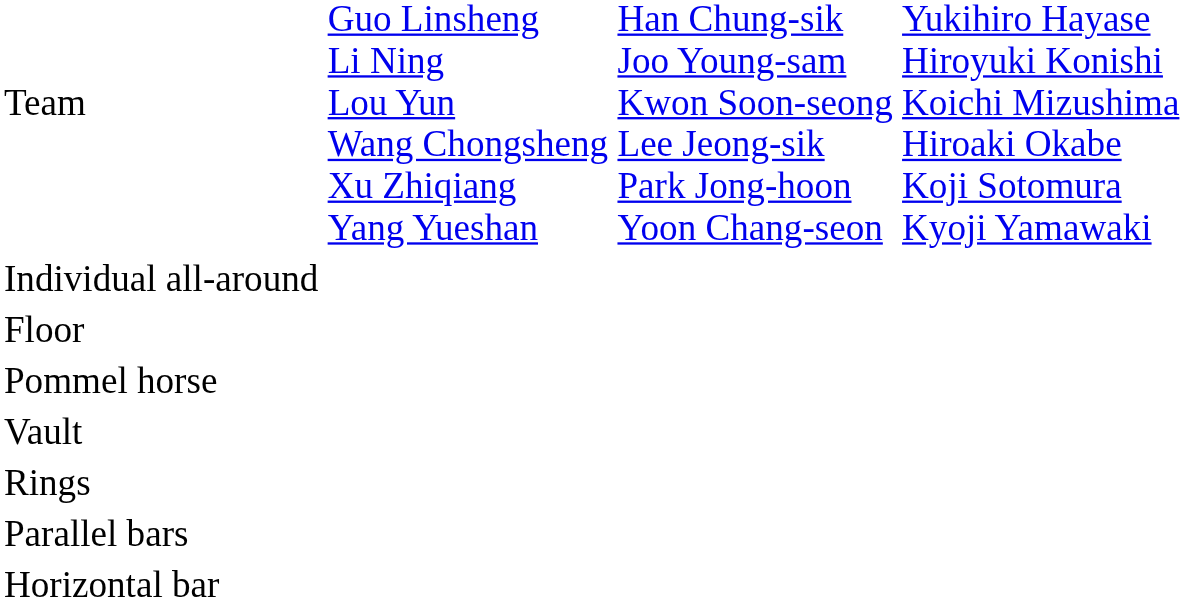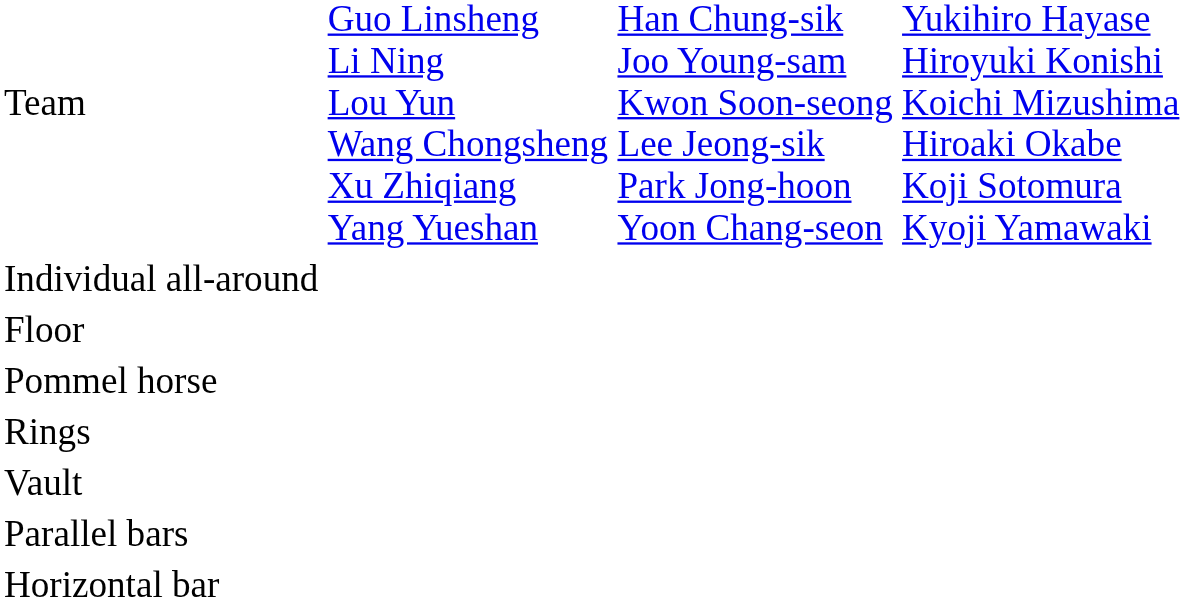rows swapped: (47, 482) <-> (43, 431)
